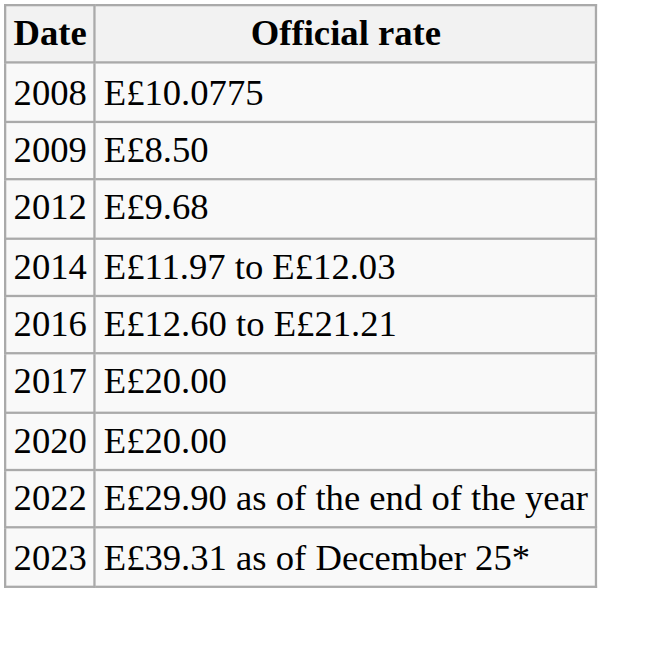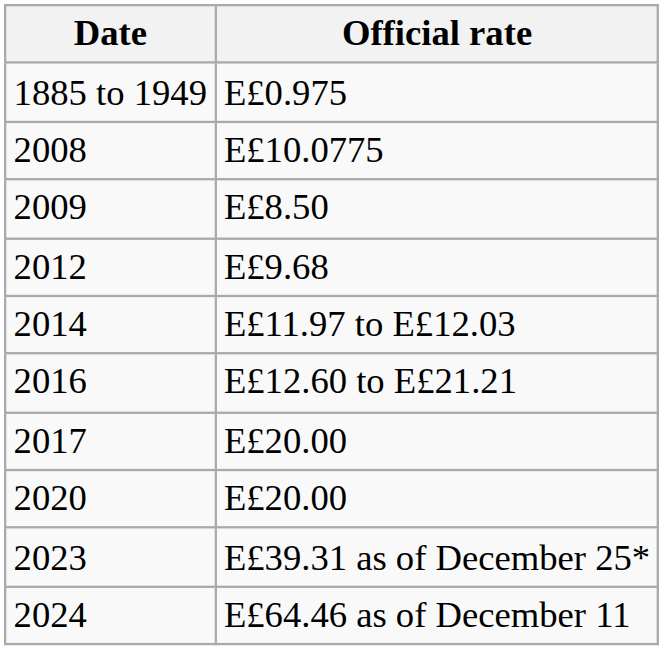+ row: (110, 91)
- row: (50, 498)
+ row: (50, 614)
